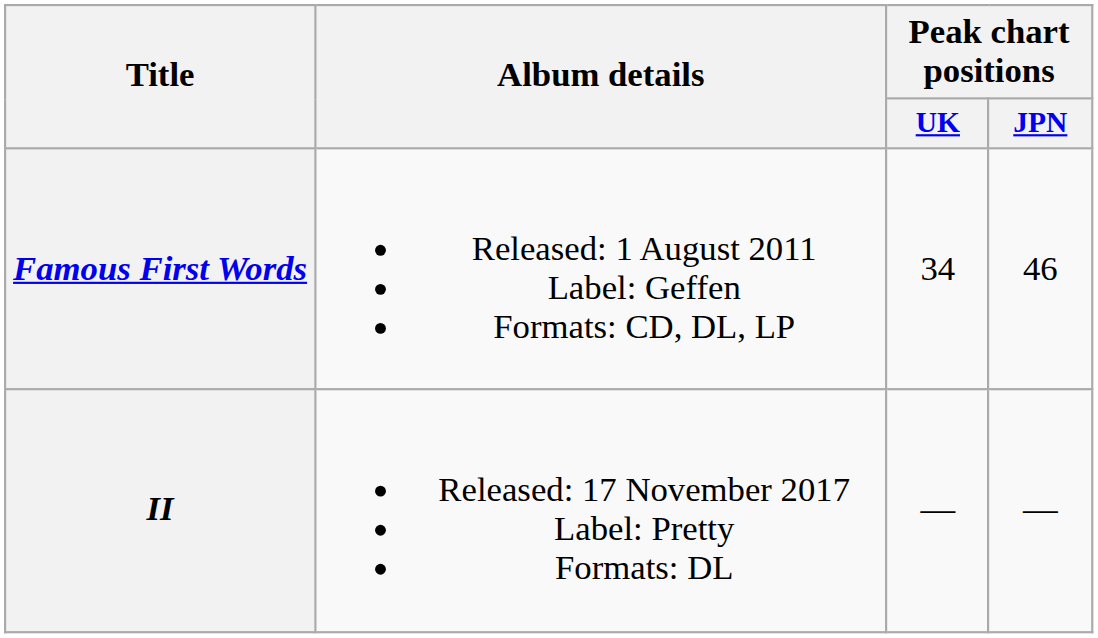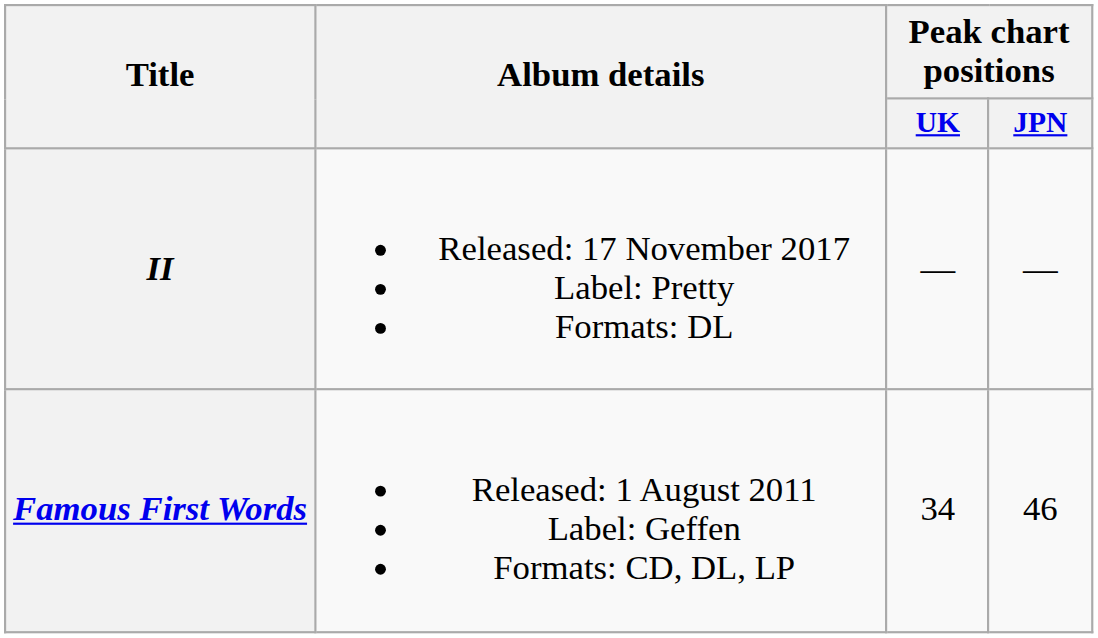rows swapped: (160, 268) <-> (160, 509)
